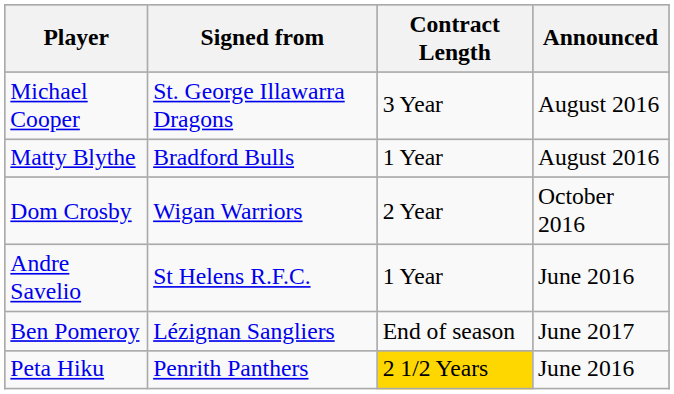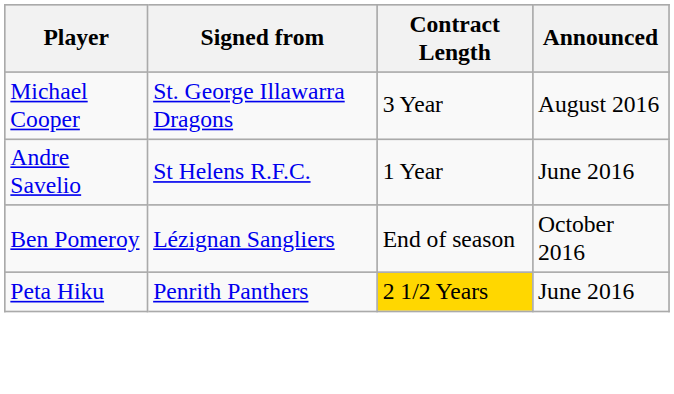- row: (73, 158)
- row: (71, 210)
(586, 330) June 2017 -> (576, 238) October 2016
